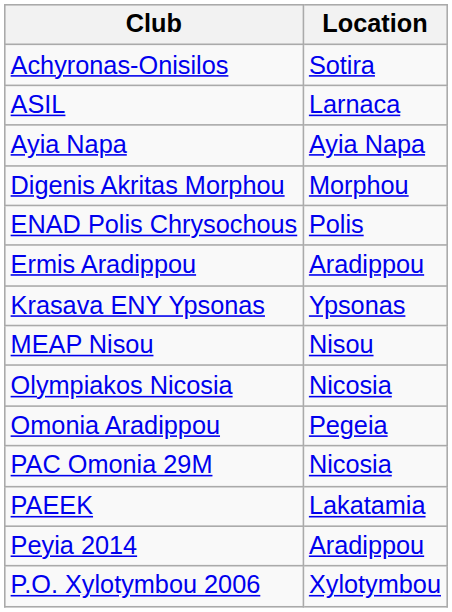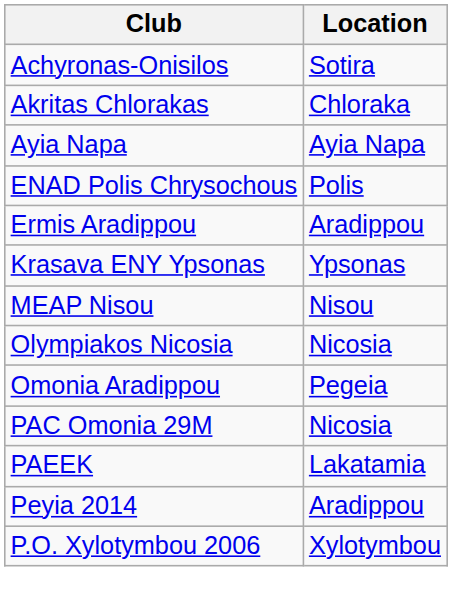+ row: (110, 104)
- row: (38, 104)
- row: (148, 184)
